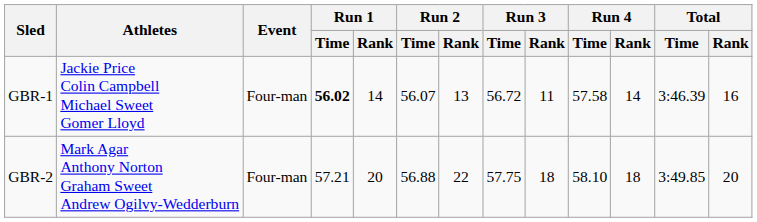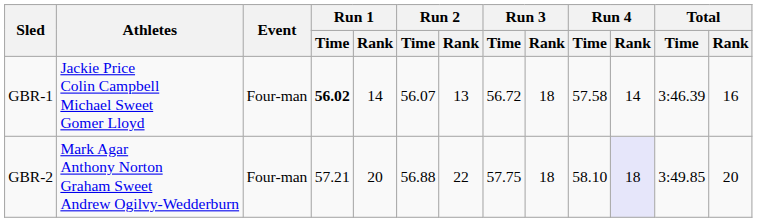(547, 96) 11 -> (547, 96) 18
(633, 177) no background -> (633, 177) lavender background
